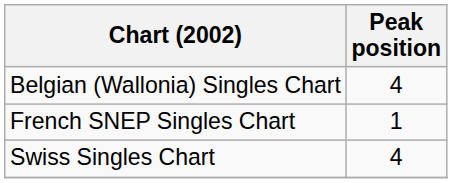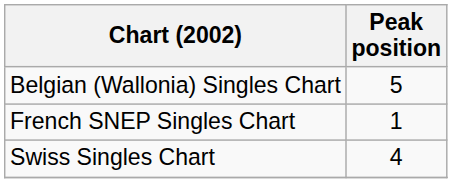(396, 85) 4 -> (396, 85) 5
